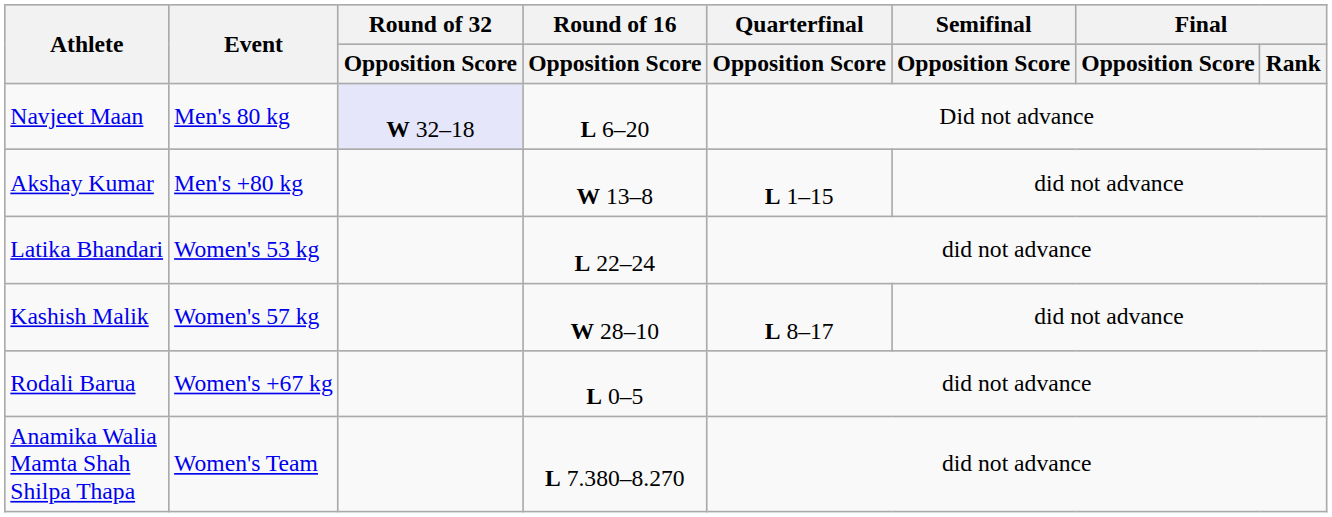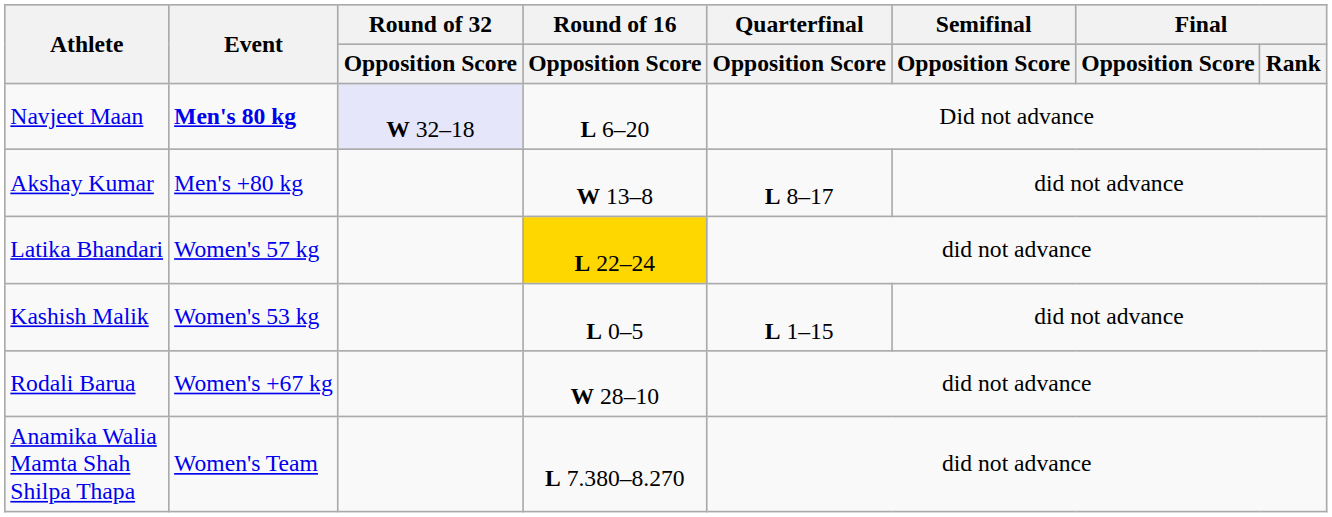(232, 116) normal -> (235, 116) bold
(799, 196) L 1–15 -> (799, 196) L 8–17
(247, 249) Women's 53 kg -> (247, 249) Women's 57 kg
(615, 263) no background -> (615, 263) gold background
(247, 316) Women's 57 kg -> (247, 316) Women's 53 kg
(615, 330) W 28–10 -> (615, 330) L 0–5
(799, 330) L 8–17 -> (799, 330) L 1–15
(615, 397) L 0–5 -> (615, 397) W 28–10
